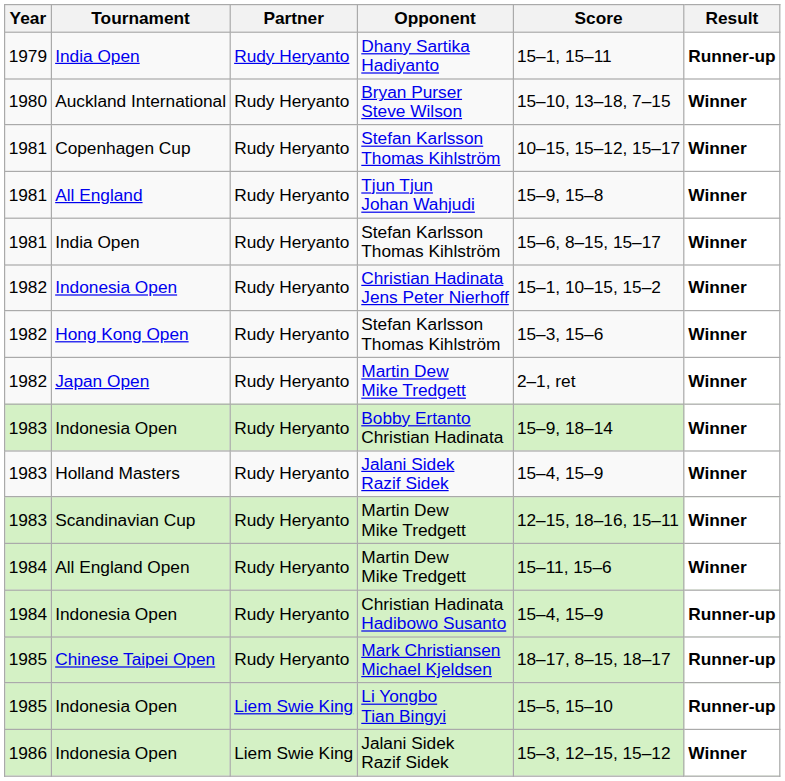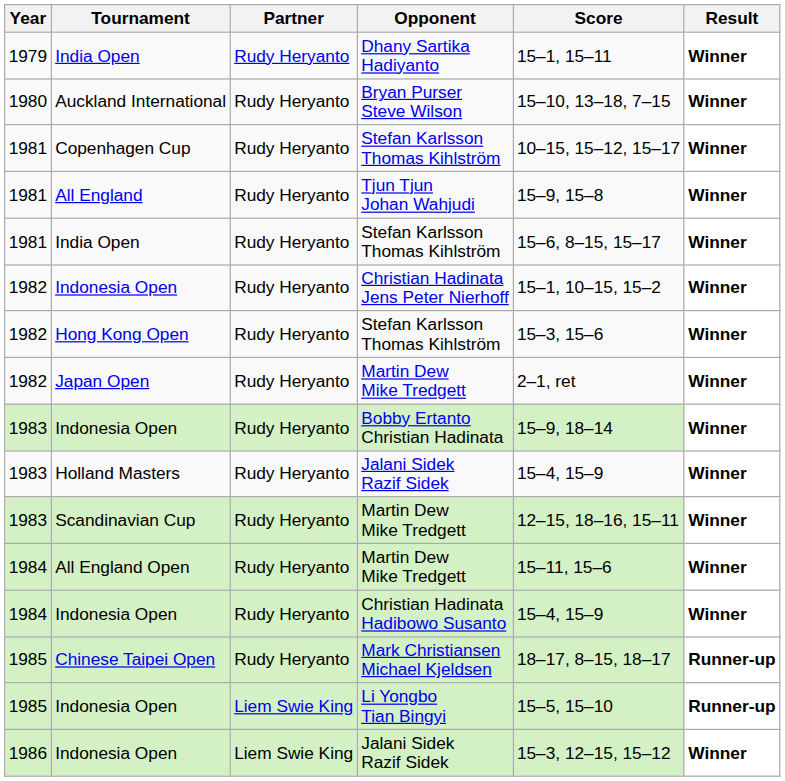(732, 56) Runner-up -> (717, 56) Winner
(732, 614) Runner-up -> (717, 614) Winner
